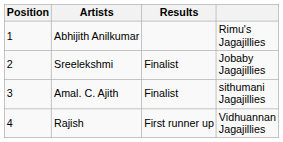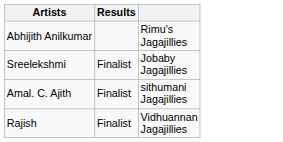- column: (28, 13)
(179, 123) First runner up -> (114, 123) Finalist
